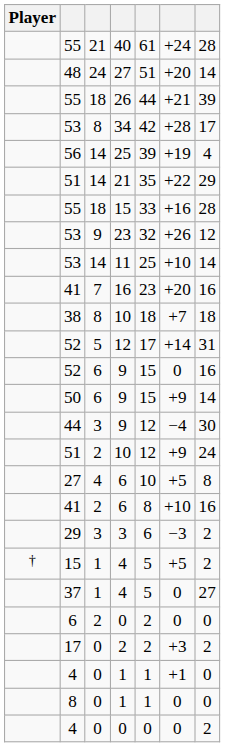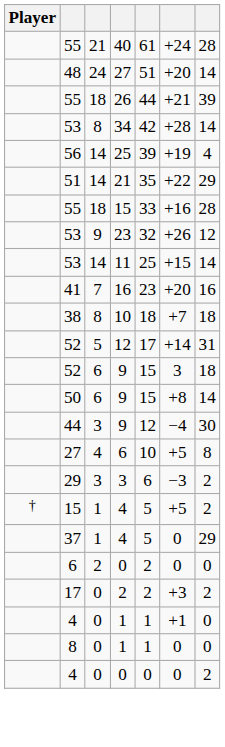(207, 126) 17 -> (207, 126) 14
(177, 262) +10 -> (177, 262) +15
(177, 371) 0 -> (177, 371) 3
(207, 371) 16 -> (207, 371) 18
(177, 398) +9 -> (177, 398) +8
- row: (72, 452)
- row: (72, 506)
(207, 592) 27 -> (207, 538) 29
